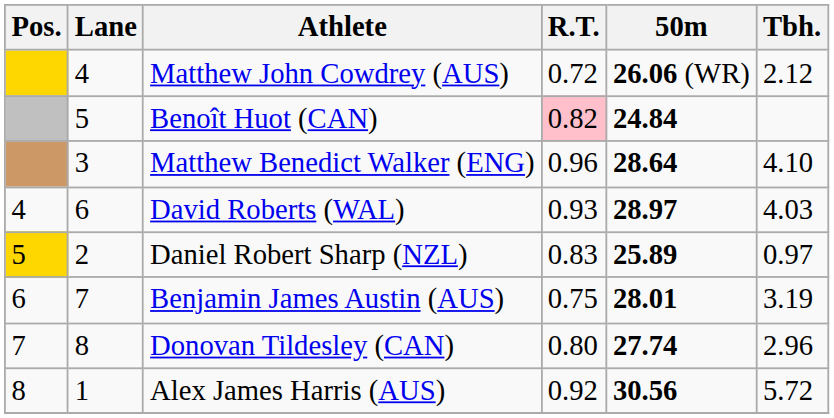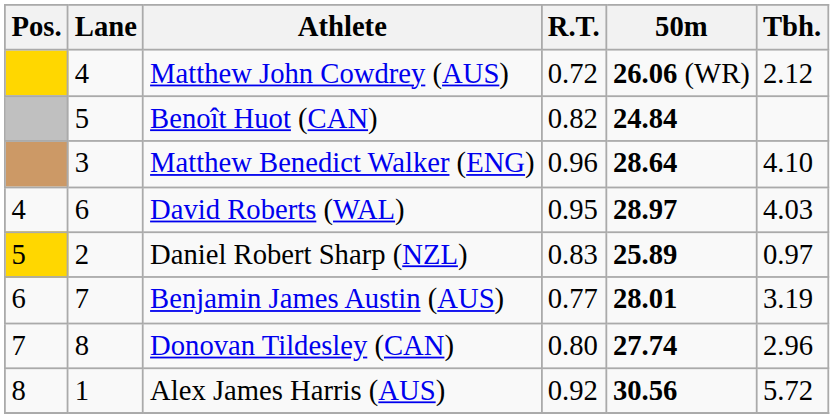(573, 118) pink background -> (573, 118) no background
(573, 208) 0.93 -> (573, 208) 0.95
(573, 299) 0.75 -> (573, 299) 0.77
